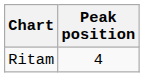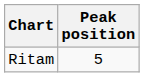(98, 60) 4 -> (98, 60) 5
